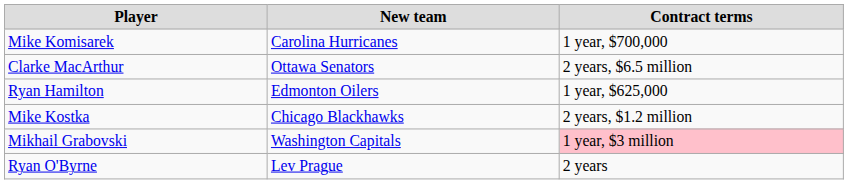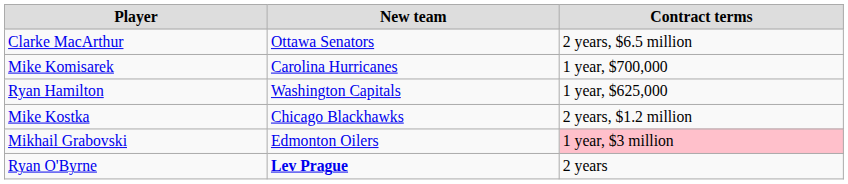rows swapped: (61, 41) <-> (66, 66)
(325, 91) Edmonton Oilers -> (336, 91) Washington Capitals
(336, 141) Washington Capitals -> (325, 141) Edmonton Oilers
(307, 166) normal -> (309, 166) bold
